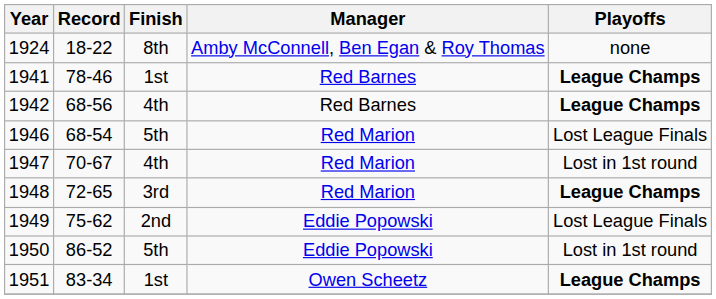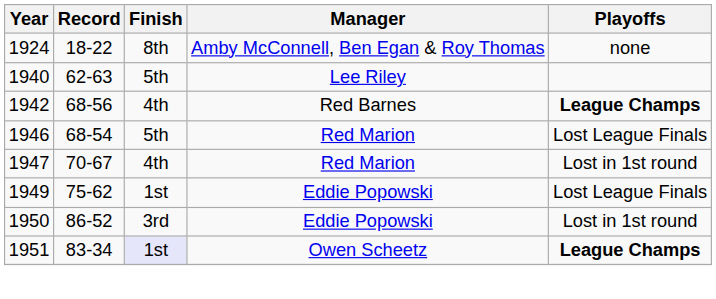+ row: (29, 76)
- row: (29, 76)
- row: (29, 192)
(156, 221) 2nd -> (156, 192) 1st
(156, 250) 5th -> (156, 221) 3rd
(156, 279) no background -> (156, 250) lavender background
